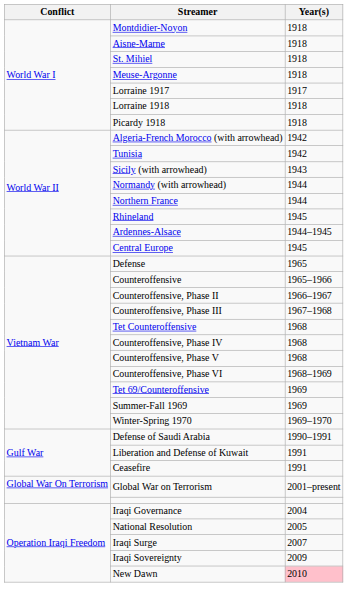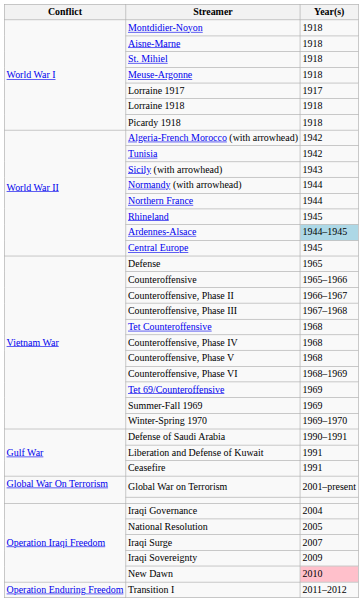(309, 232) no background -> (325, 232) lightblue background
+ row: (151, 589)
